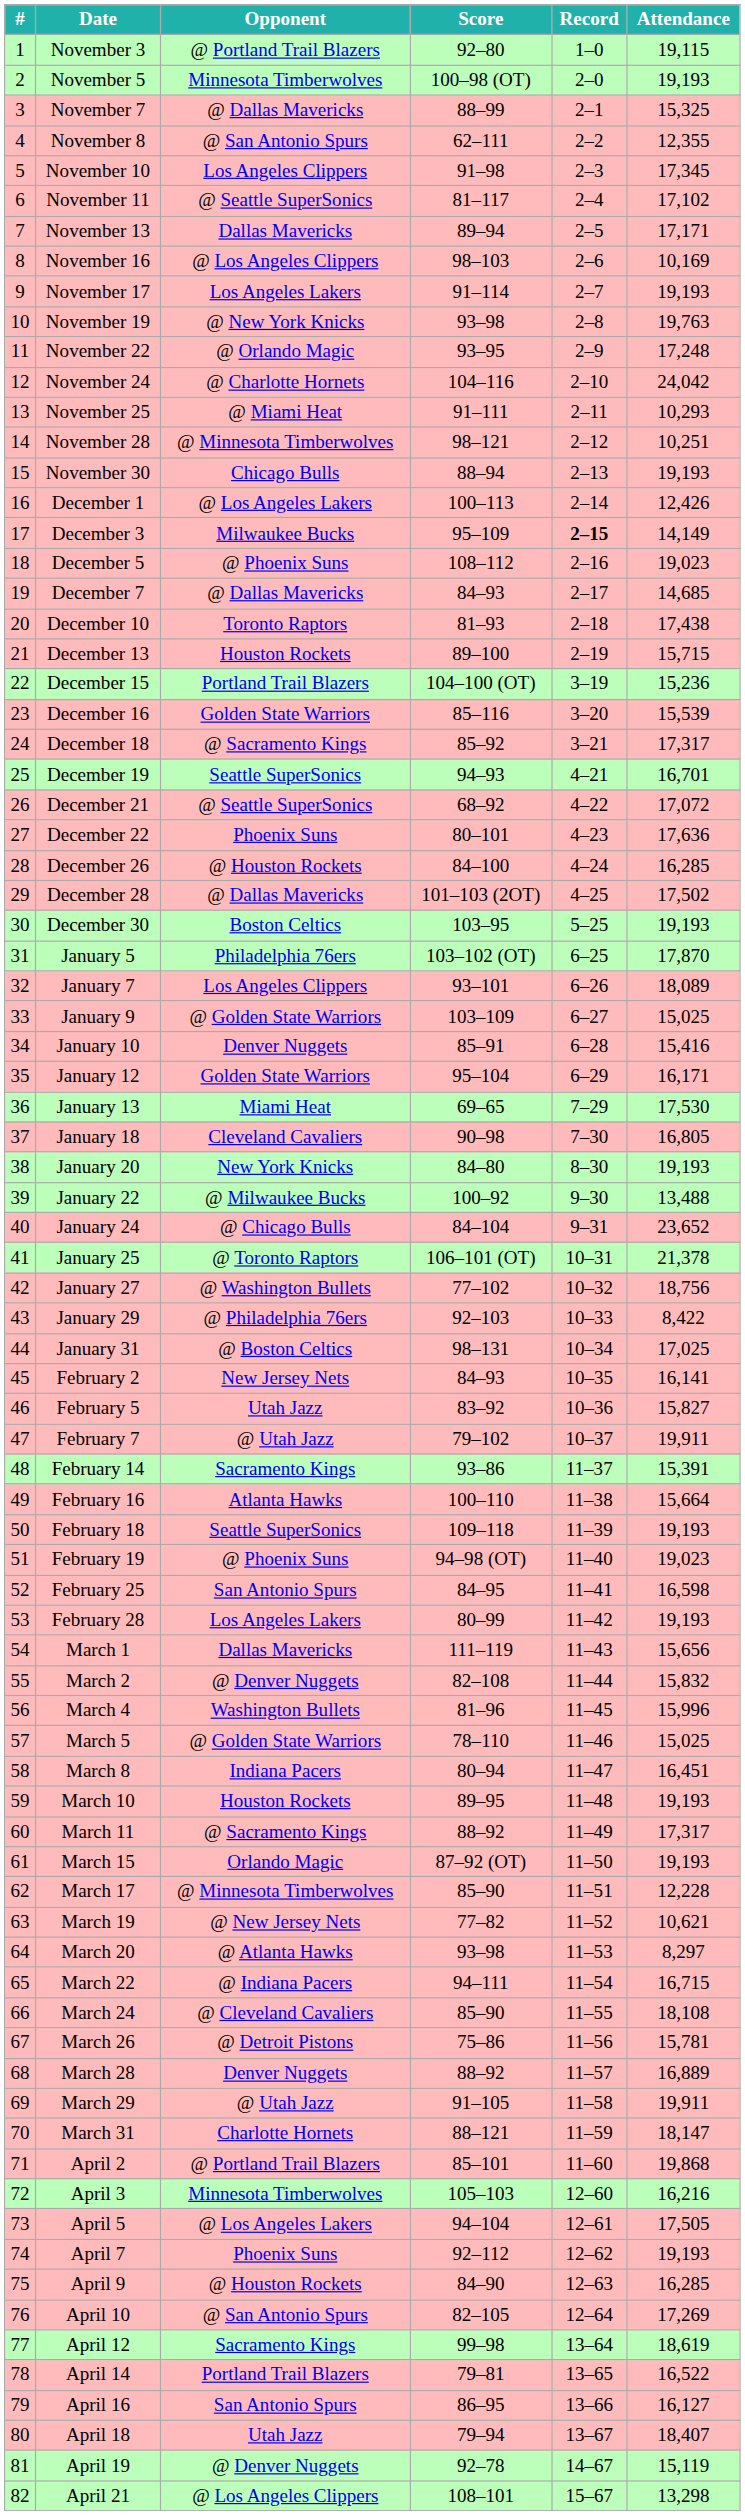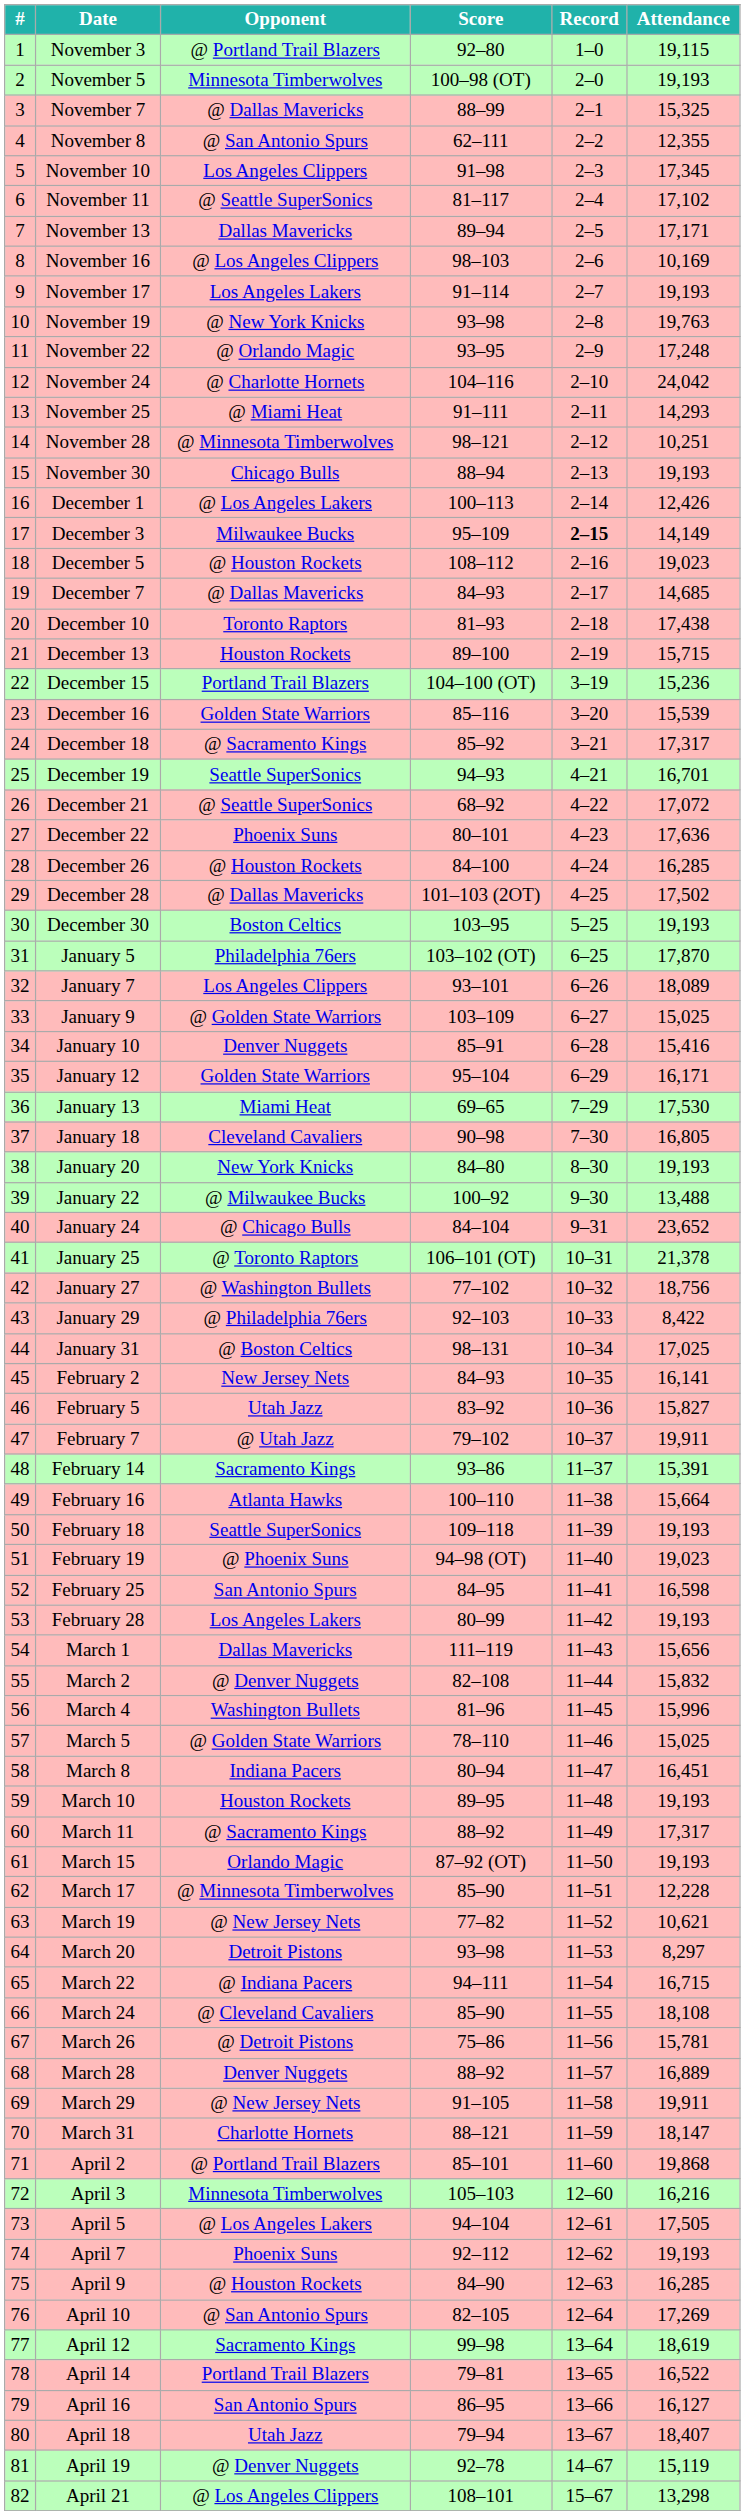(683, 412) 10,293 -> (683, 412) 14,293
(285, 563) @ Phoenix Suns -> (285, 563) @ Houston Rockets
(285, 1952) @ Atlanta Hawks -> (285, 1952) Detroit Pistons
(285, 2103) @ Utah Jazz -> (285, 2103) @ New Jersey Nets
